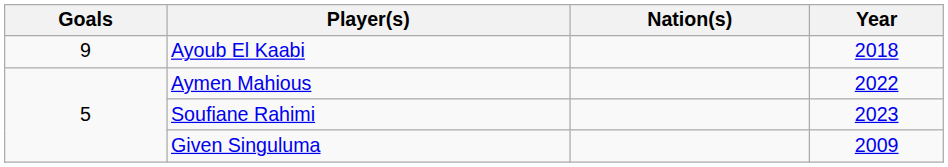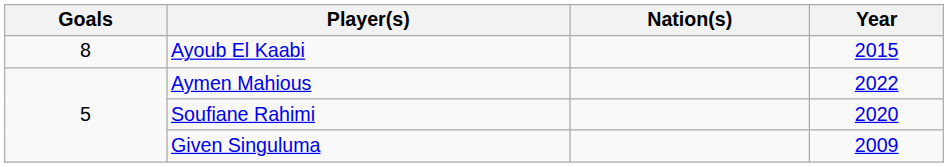(86, 51) 9 -> (86, 51) 8
(877, 51) 2018 -> (877, 51) 2015
(877, 114) 2023 -> (877, 114) 2020
